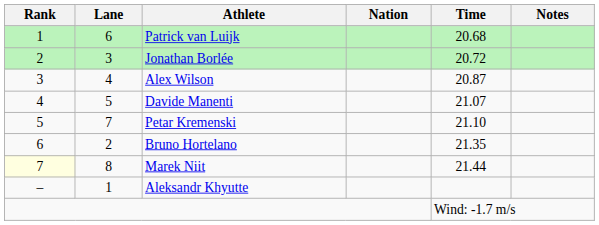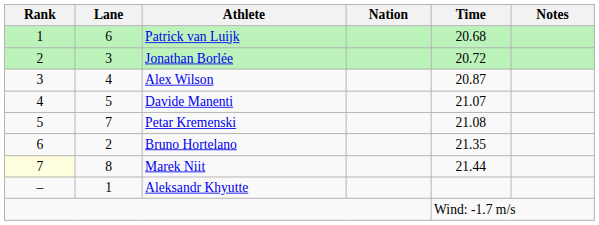(471, 123) 21.10 -> (471, 123) 21.08
